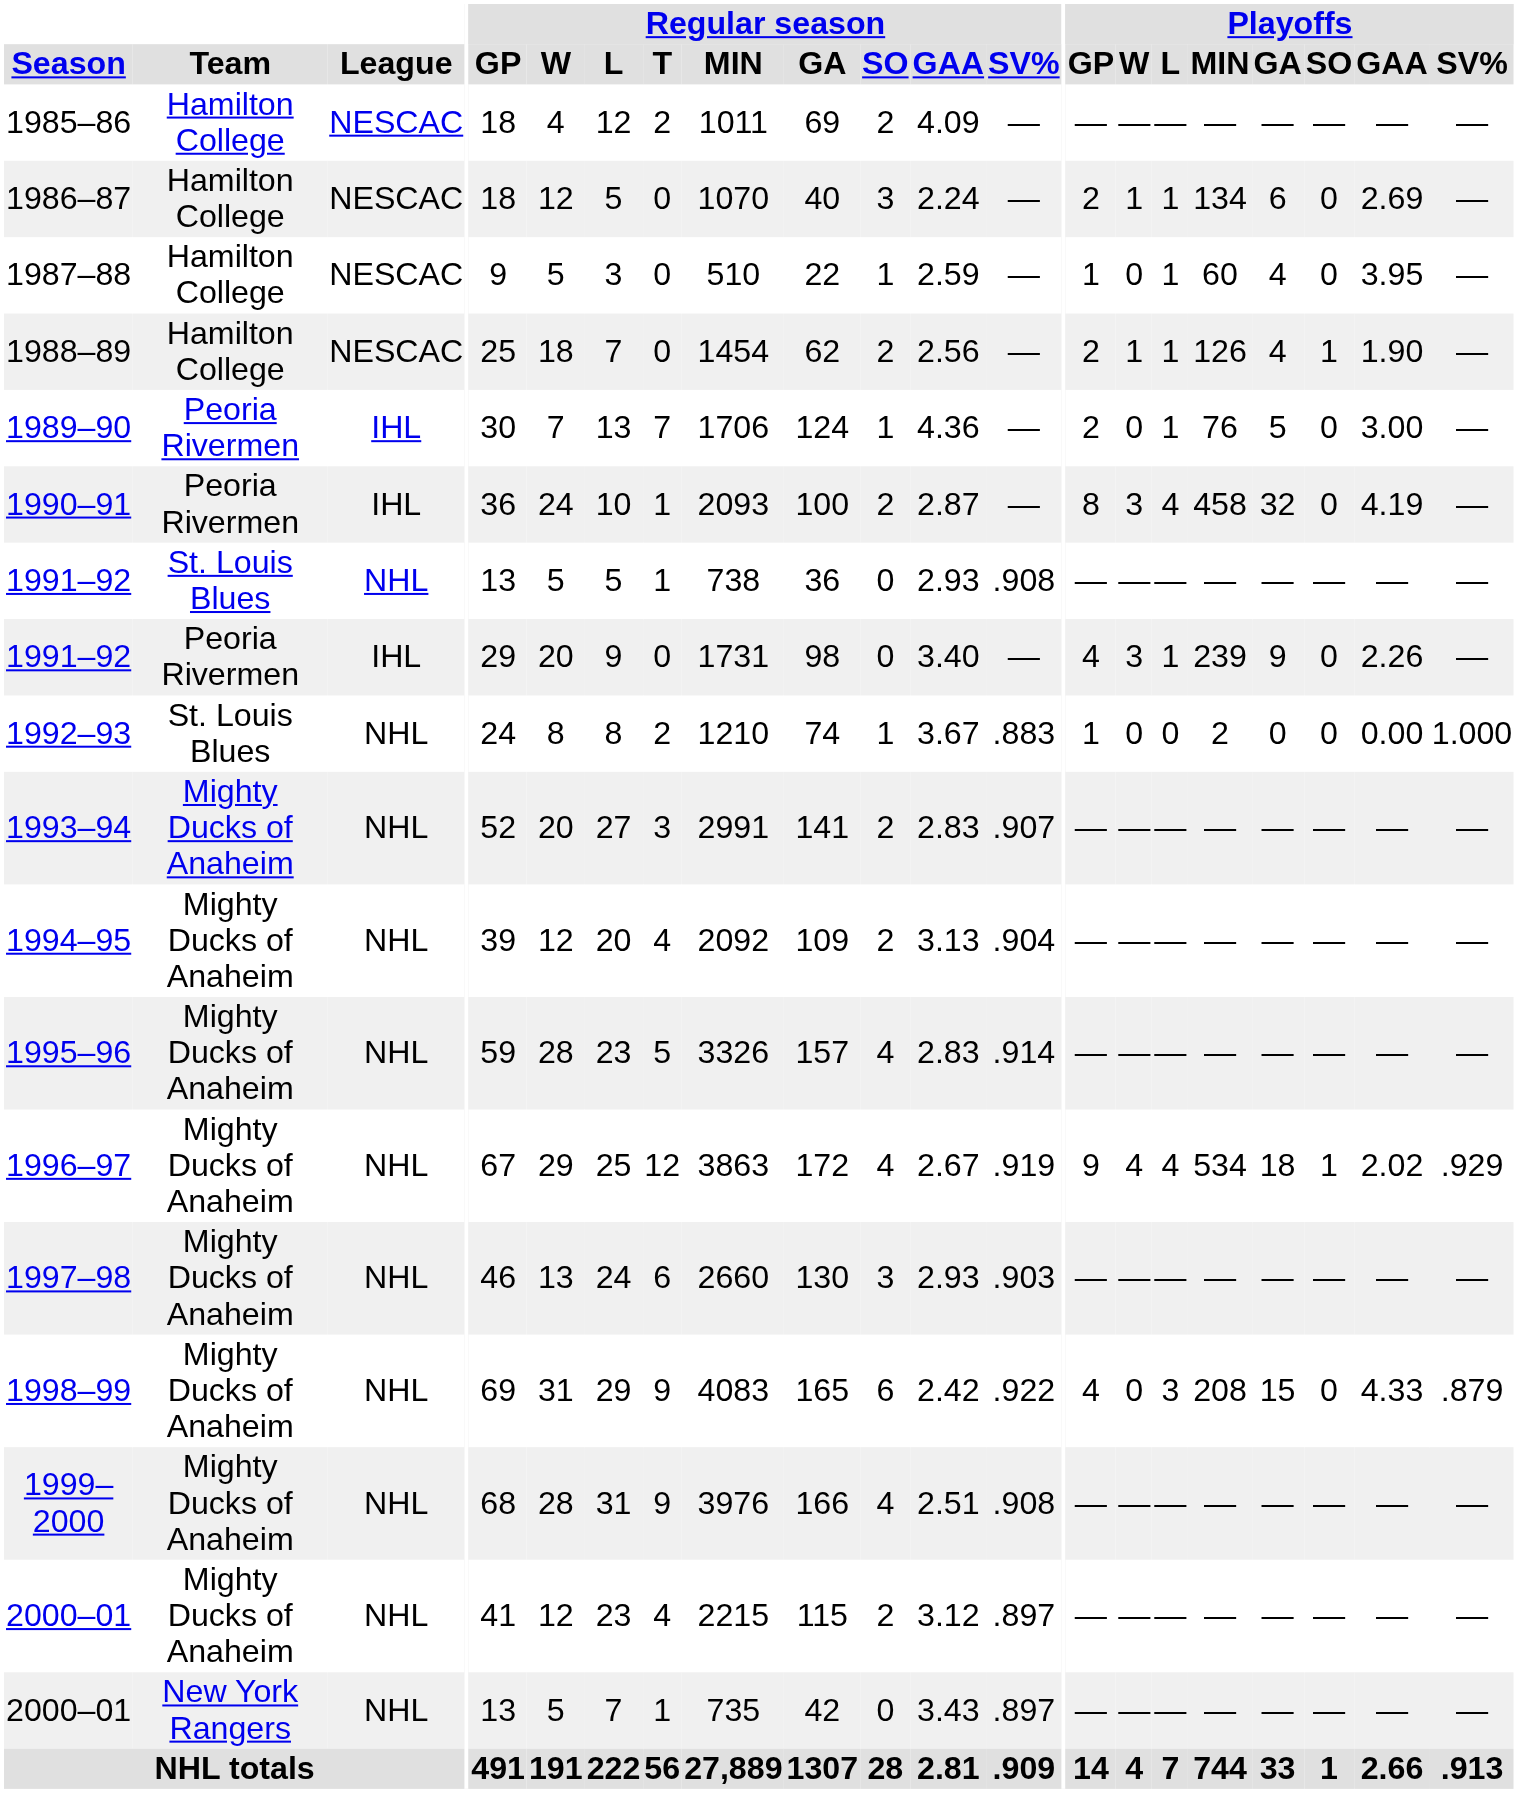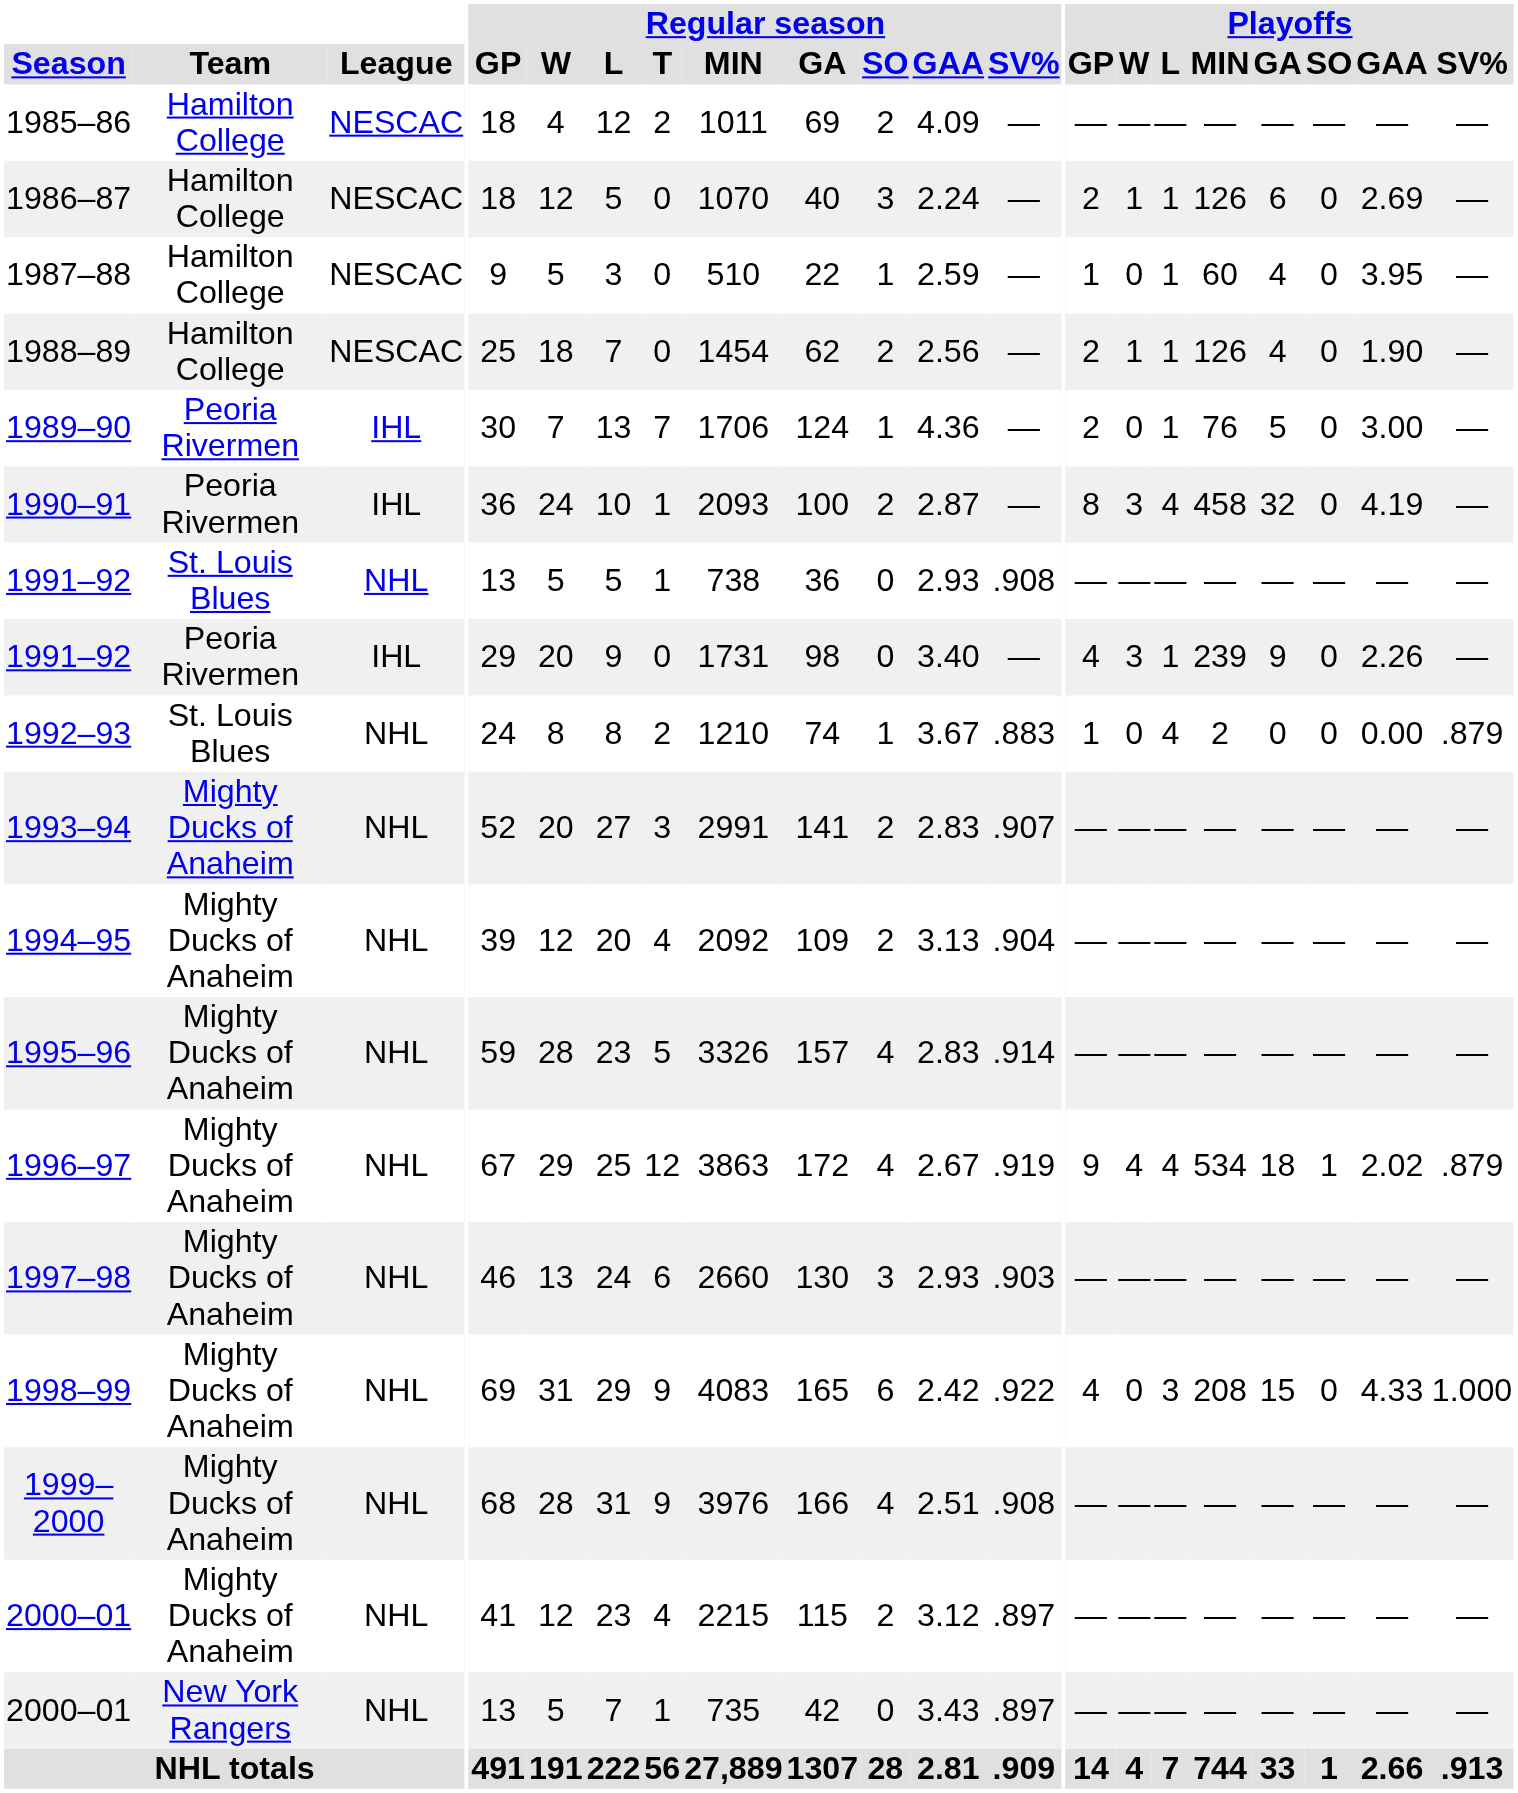(1220, 198) 134 -> (1220, 198) 126
(1329, 351) 1 -> (1329, 351) 0
(1170, 733) 0 -> (1170, 733) 4
(1472, 733) 1.000 -> (1472, 733) .879
(1472, 1165) .929 -> (1472, 1165) .879
(1472, 1390) .879 -> (1472, 1390) 1.000
